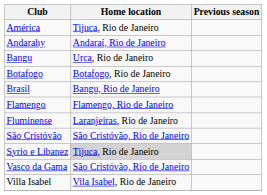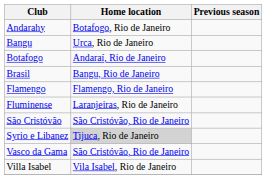- row: (23, 27)
(119, 43) Andaraí, Rio de Janeiro -> (122, 27) Botafogo, Rio de Janeiro
(122, 74) Botafogo, Rio de Janeiro -> (119, 58) Andaraí, Rio de Janeiro
